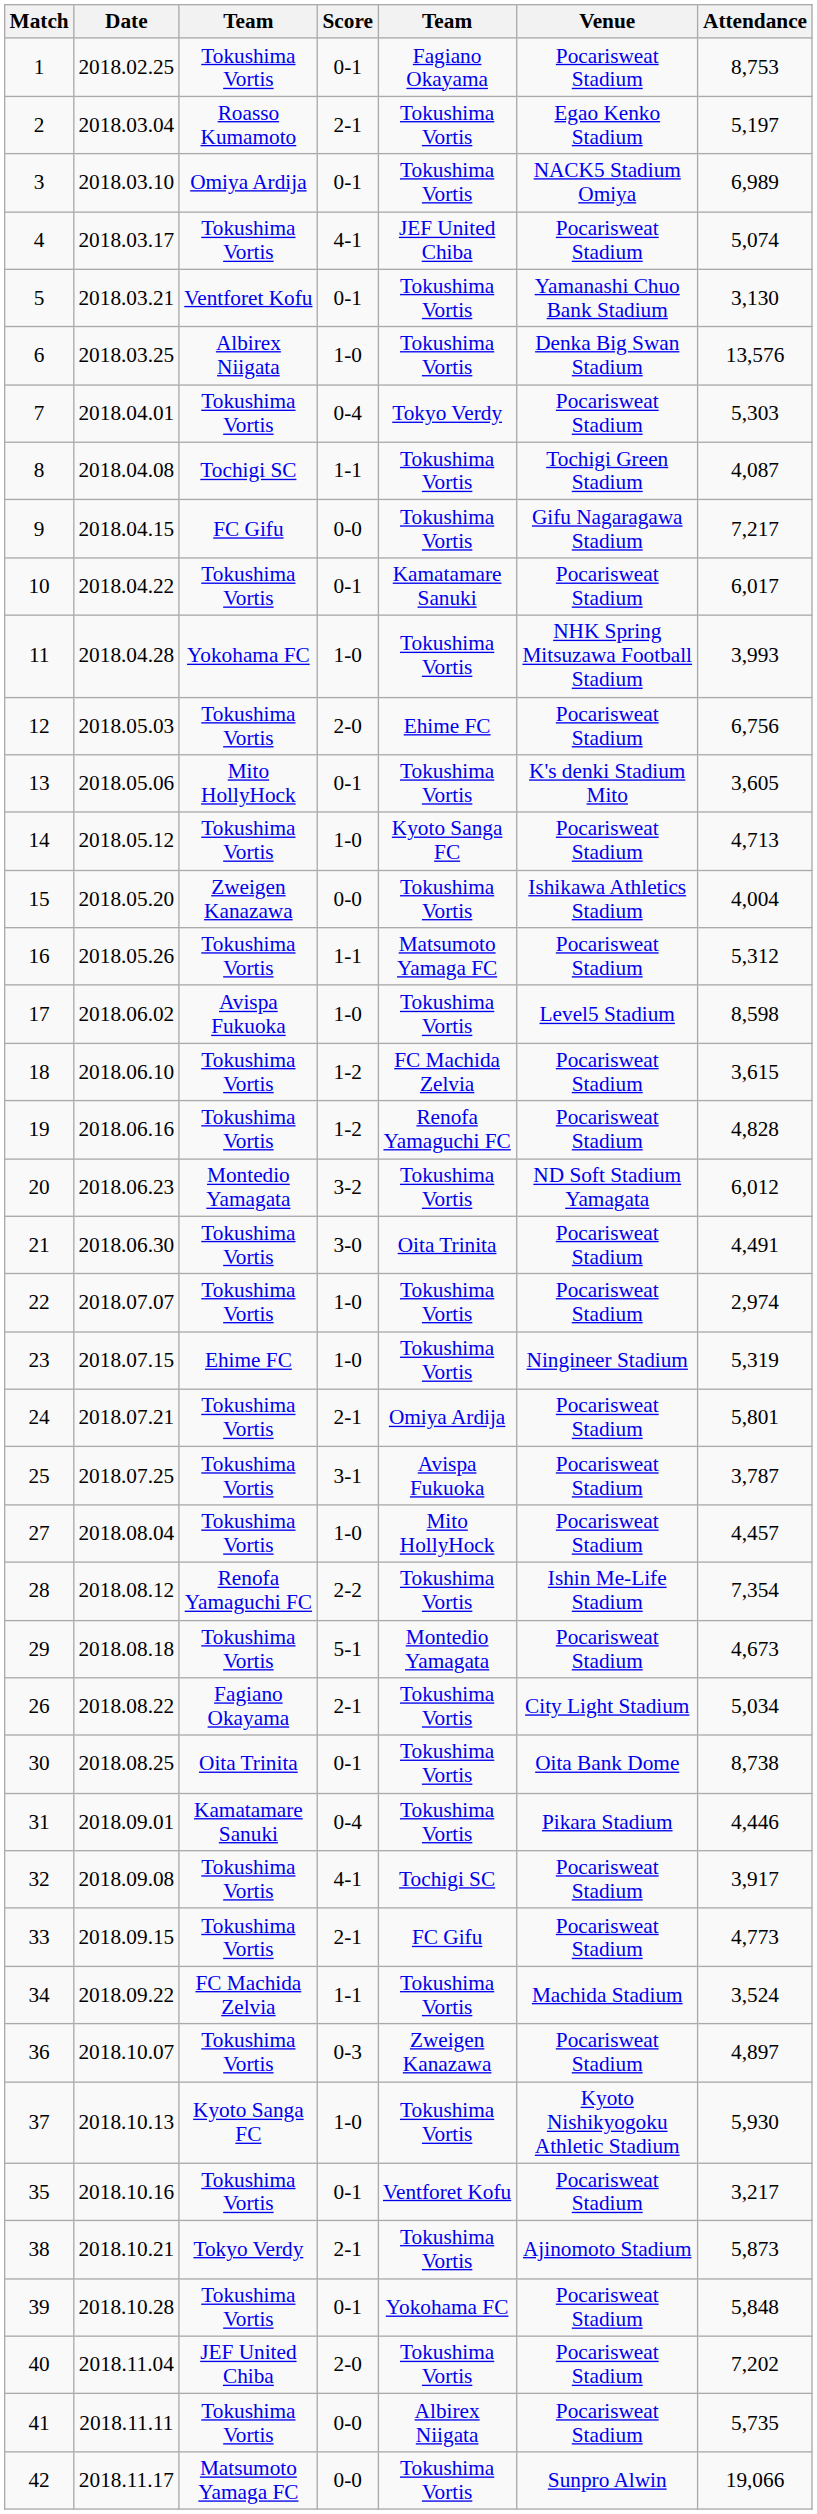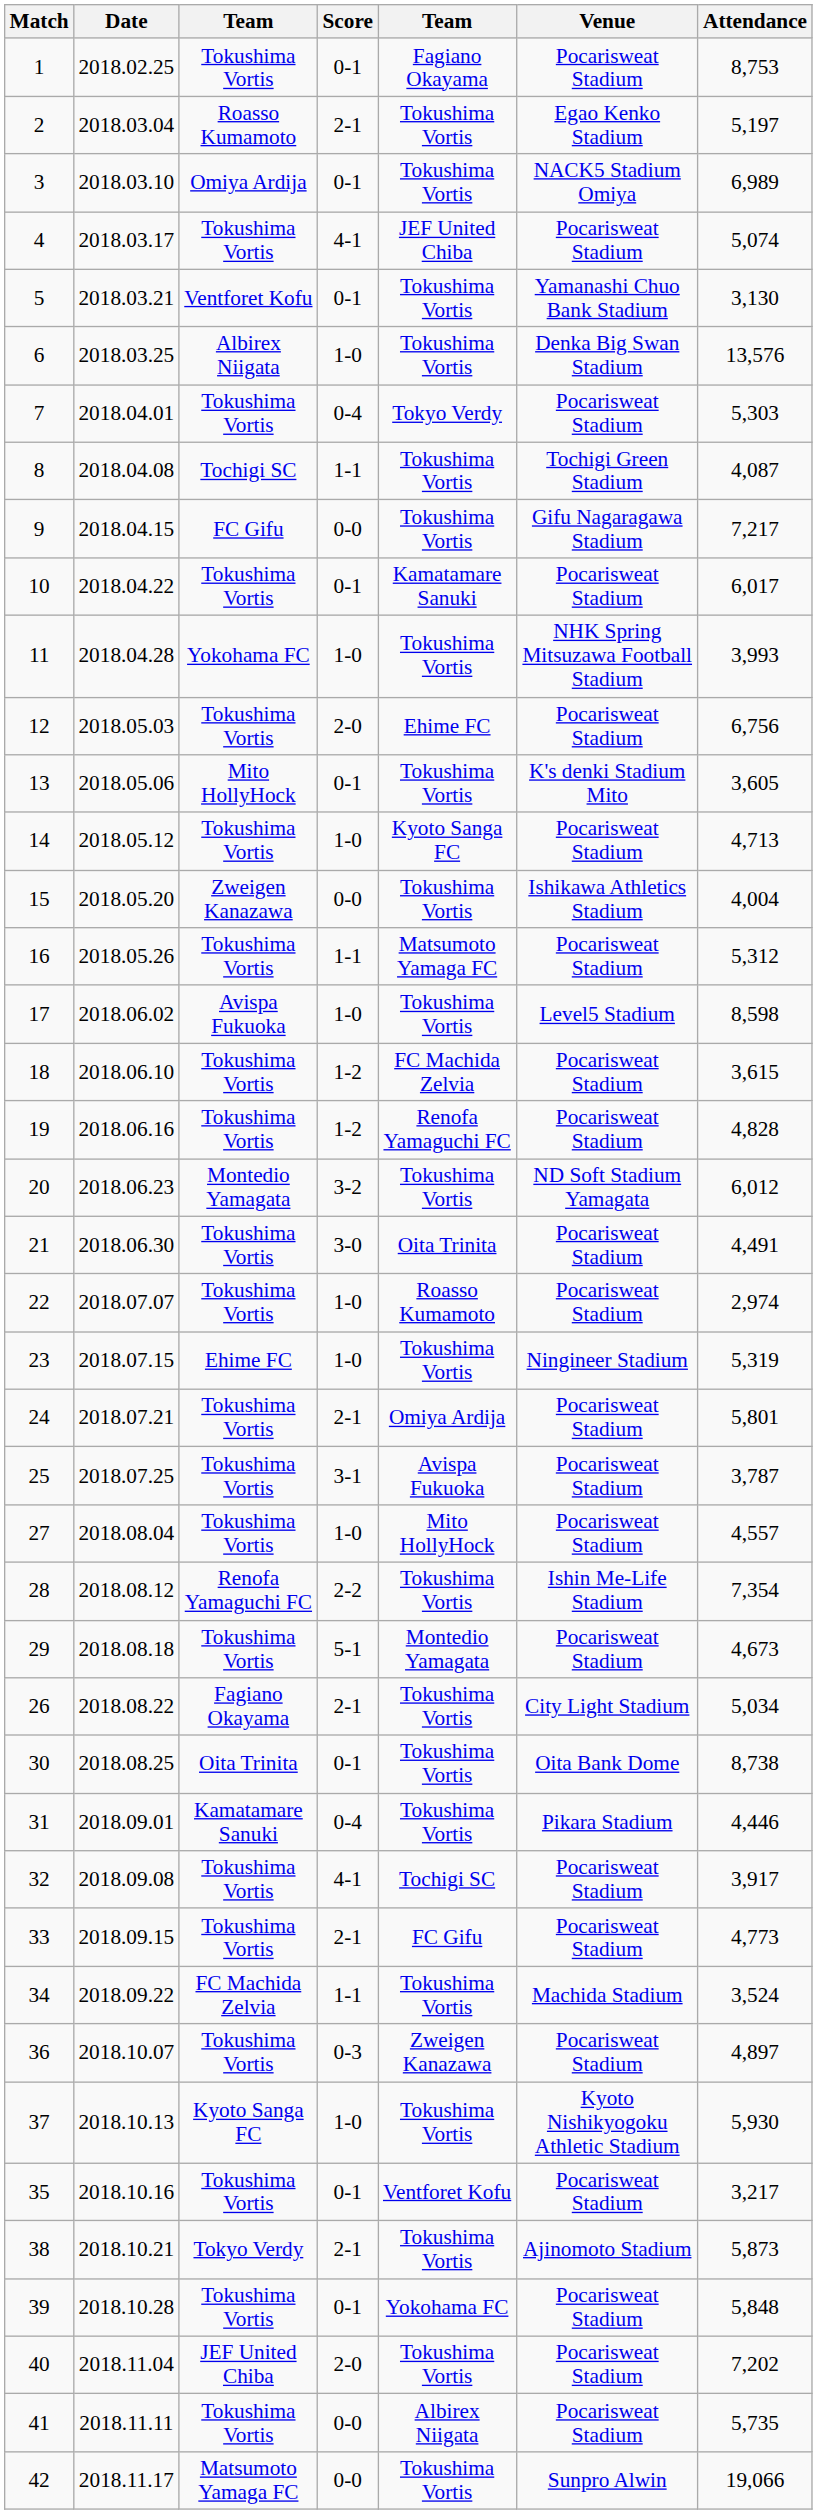(447, 1302) Tokushima Vortis -> (447, 1302) Roasso Kumamoto
(755, 1533) 4,457 -> (755, 1533) 4,557
